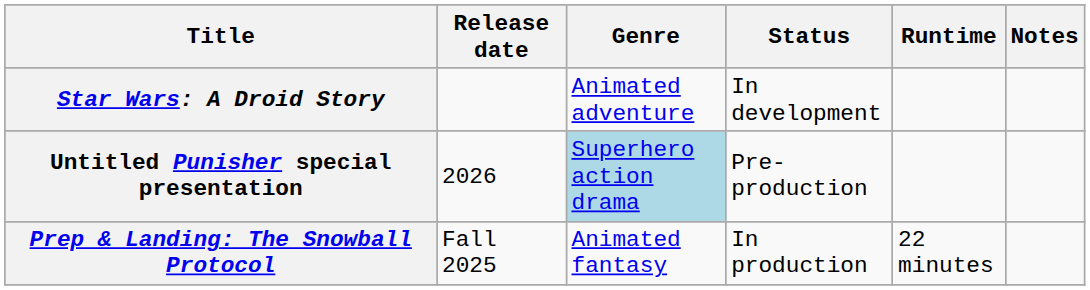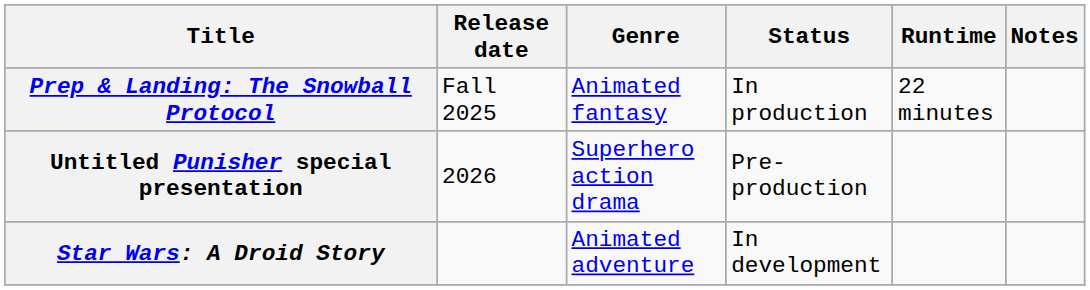rows swapped: (221, 253) <-> (221, 100)
(633, 176) lightblue background -> (633, 176) no background
